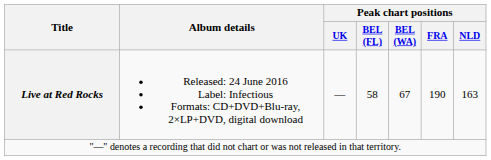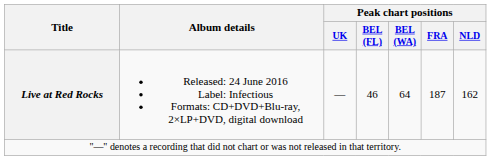(372, 94) 58 -> (372, 94) 46
(405, 94) 67 -> (405, 94) 64
(437, 94) 190 -> (437, 94) 187
(470, 94) 163 -> (470, 94) 162
